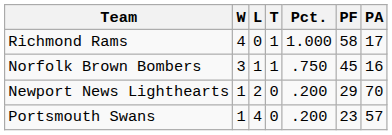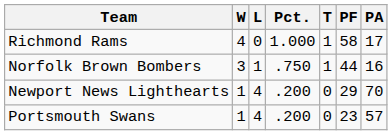columns swapped: (274, 17) <-> (309, 17)
(349, 67) 45 -> (349, 67) 44
(258, 92) 2 -> (258, 92) 4
